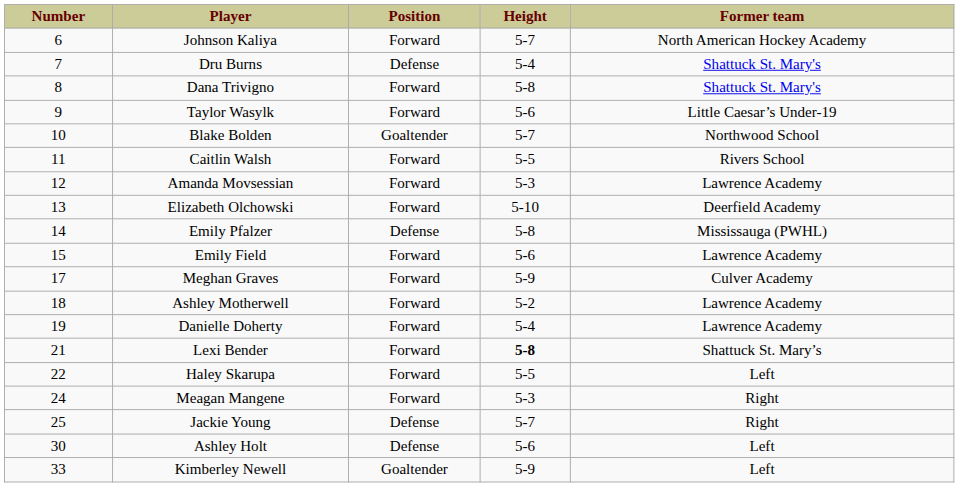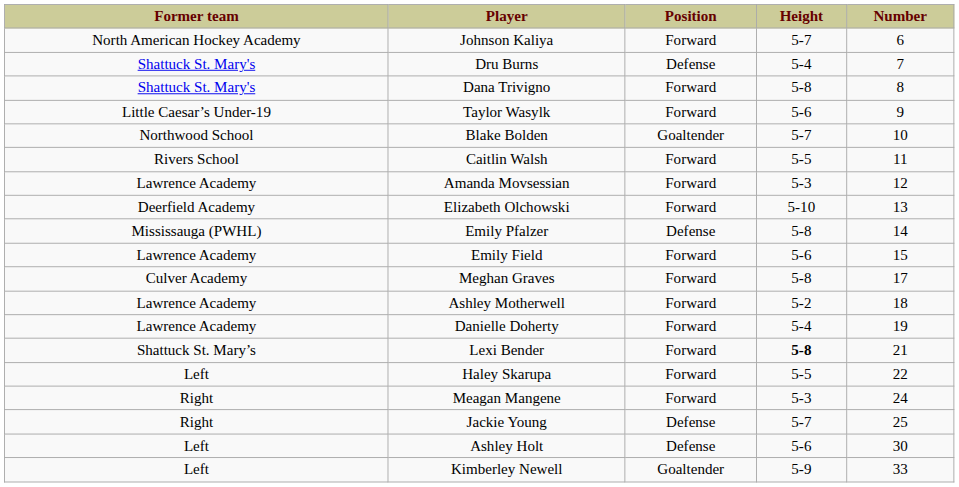columns swapped: (58, 16) <-> (762, 16)
(525, 278) 5-9 -> (801, 278) 5-8
